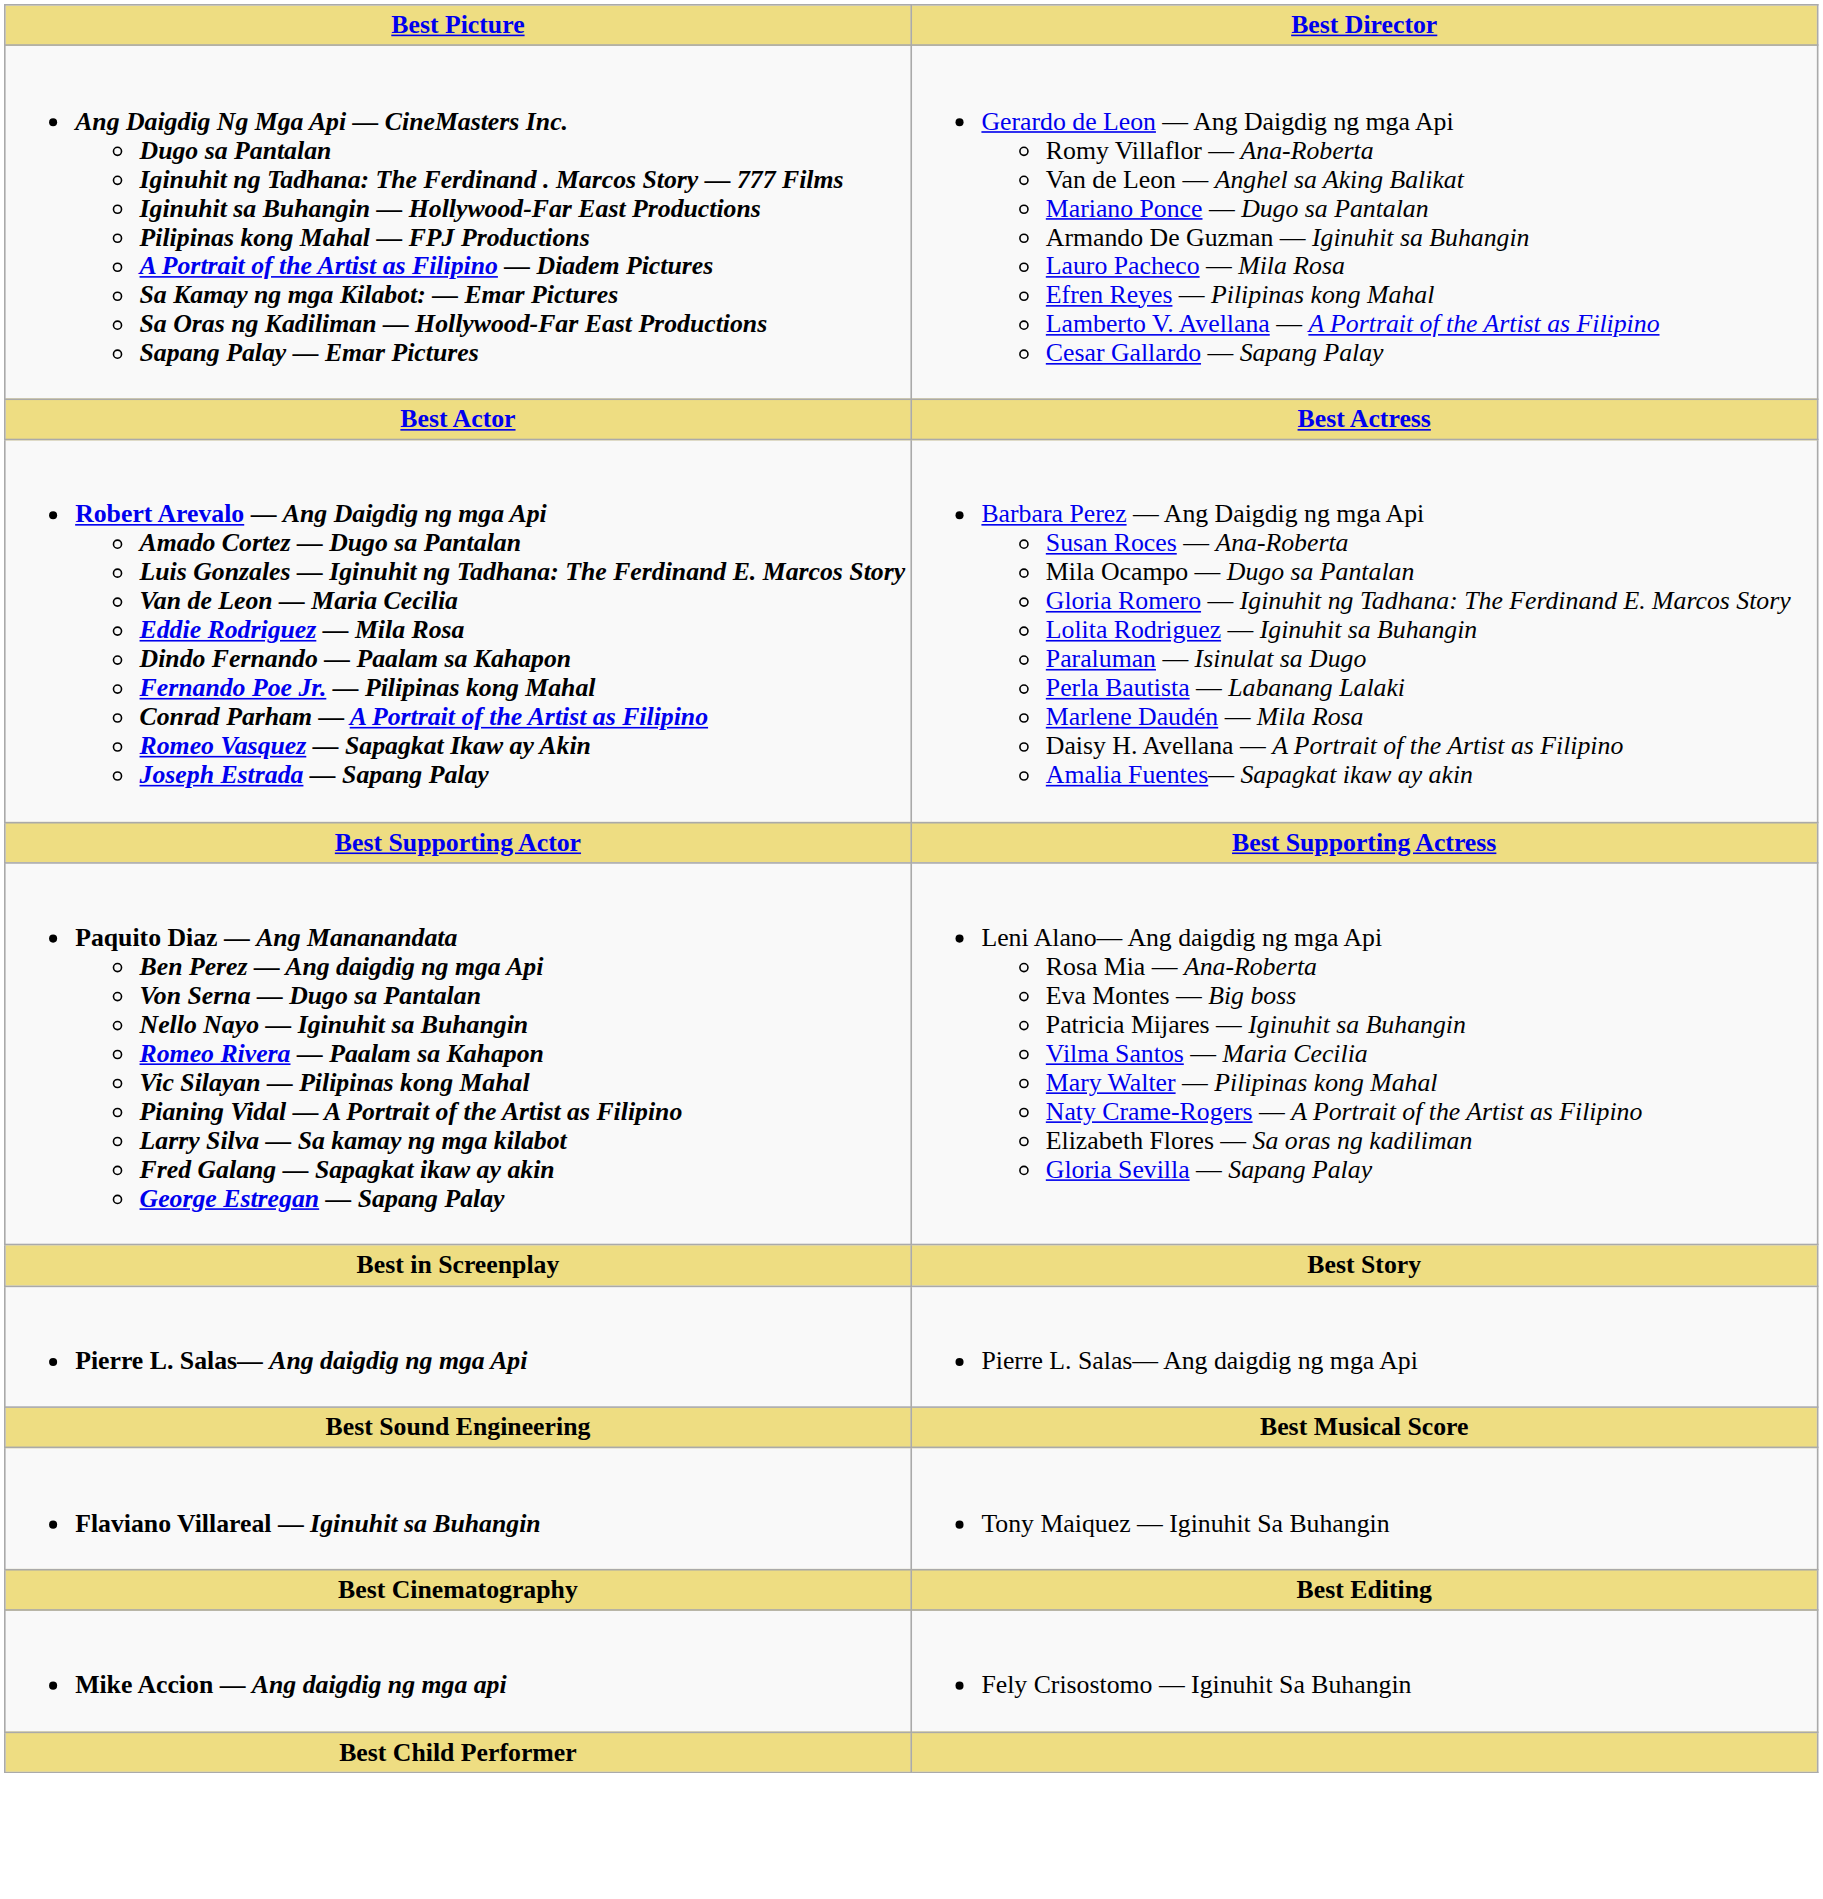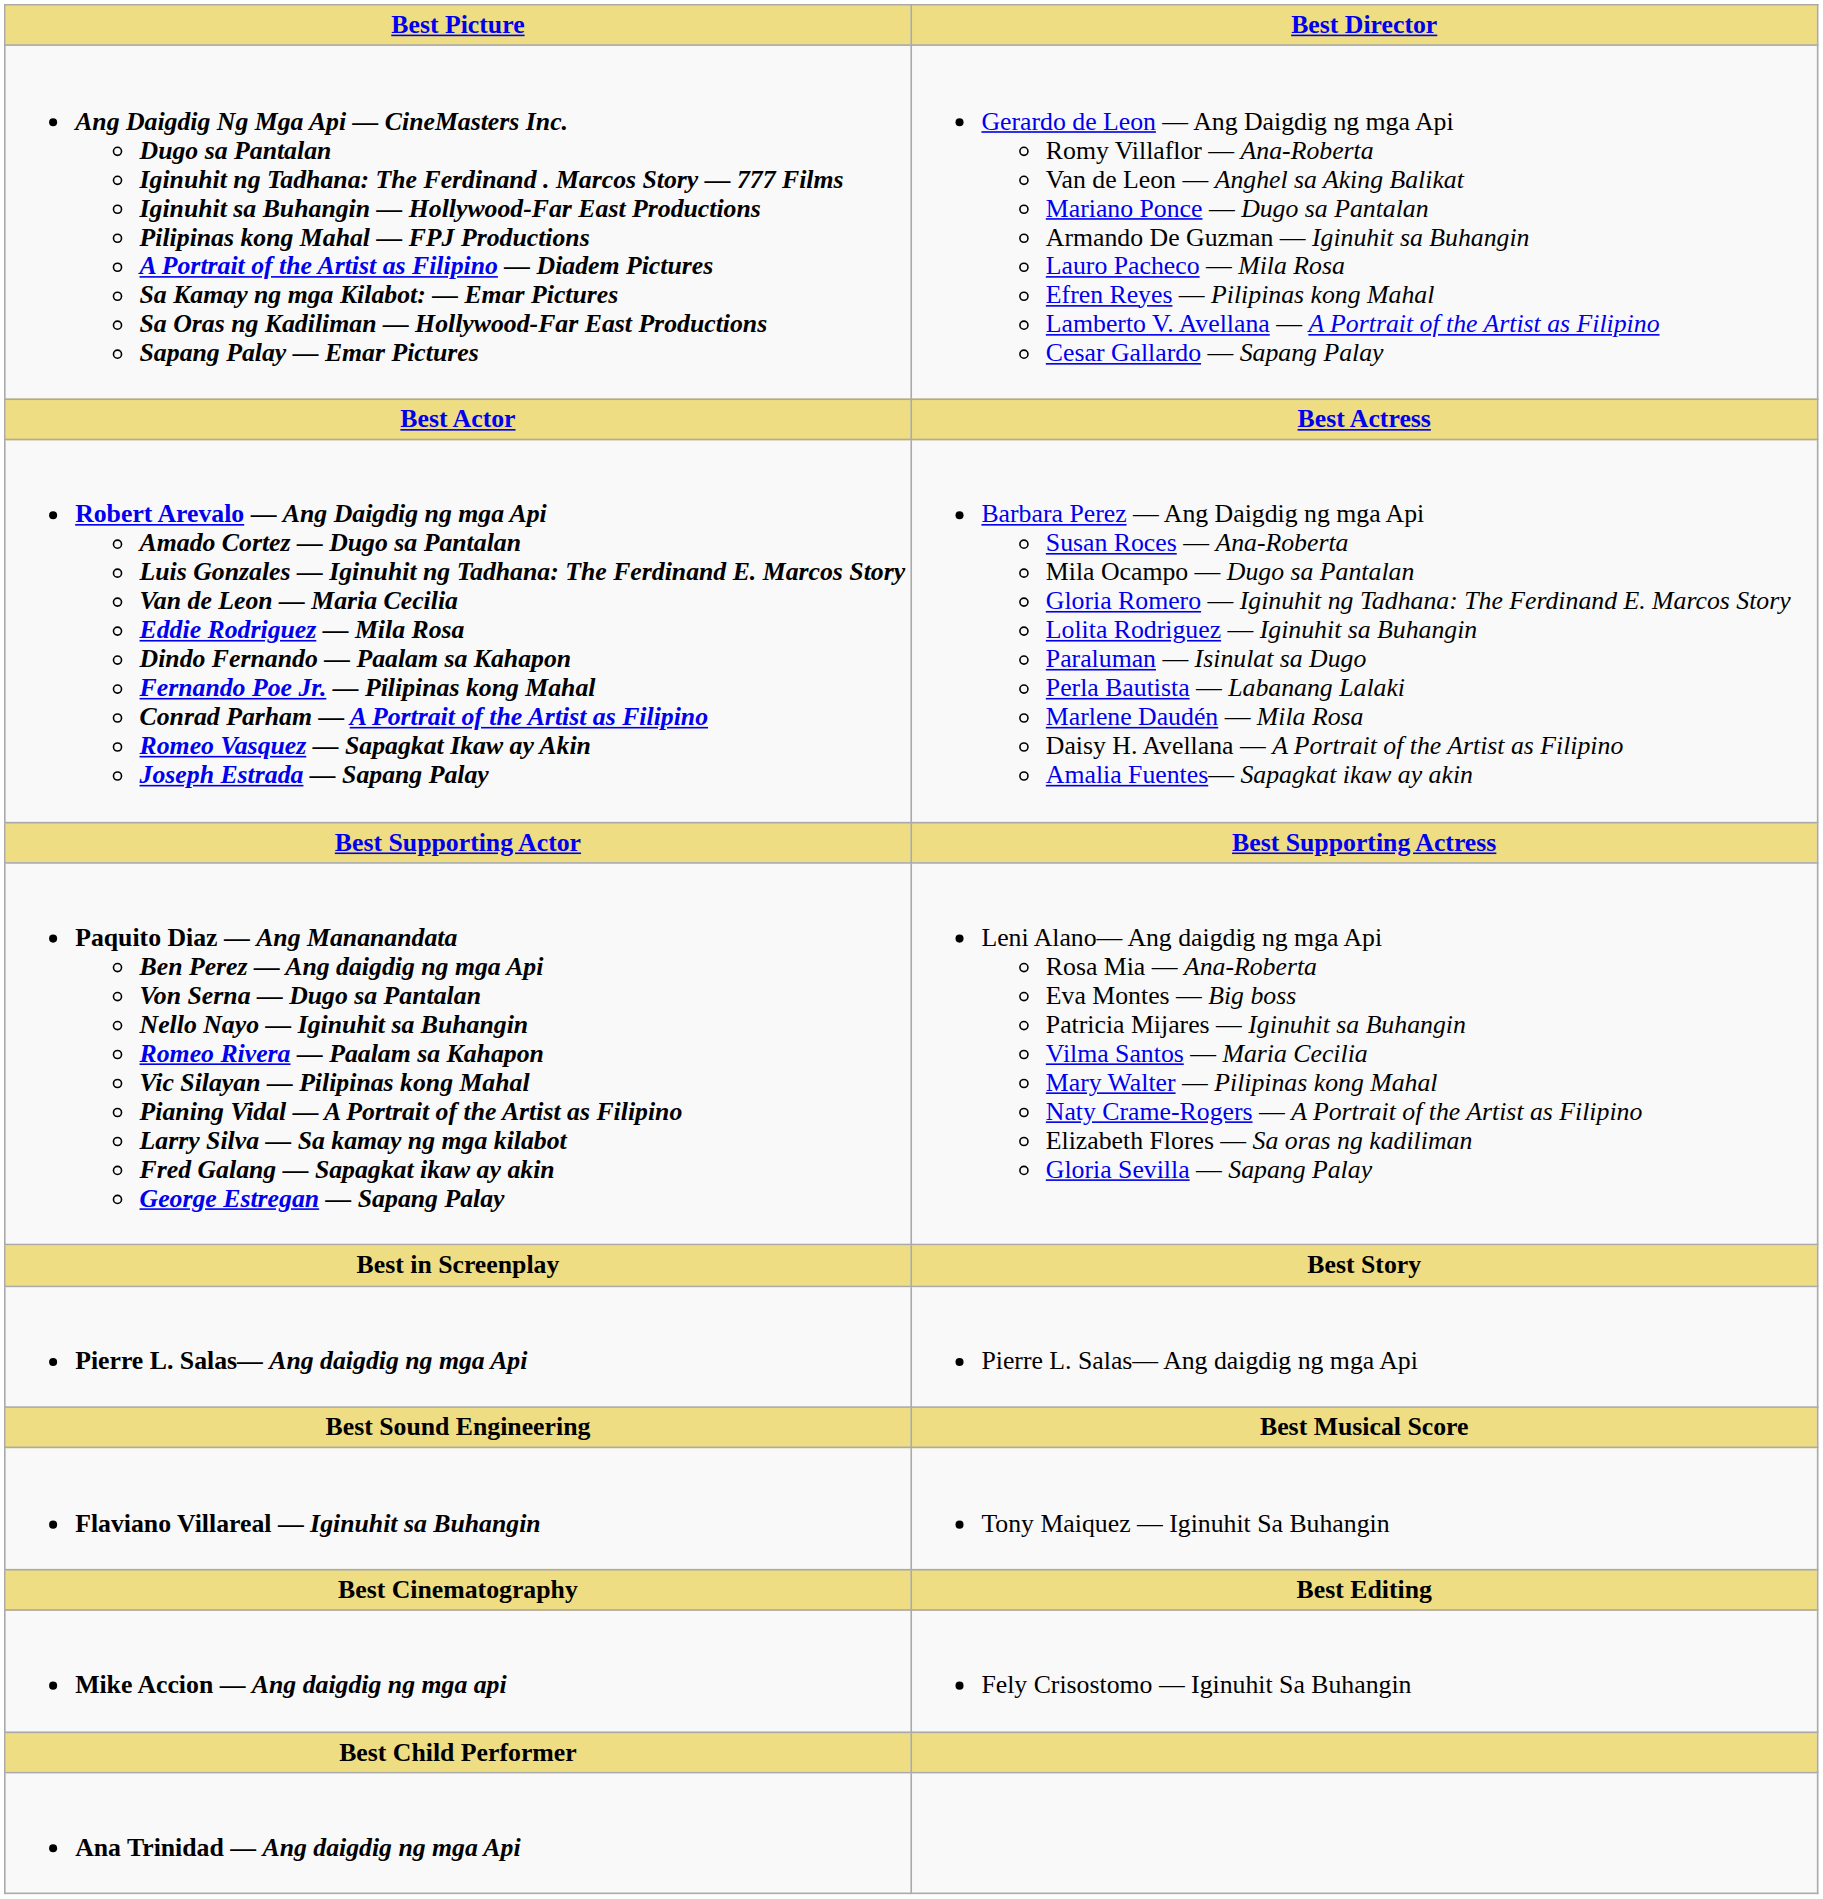+ row: (458, 1848)
